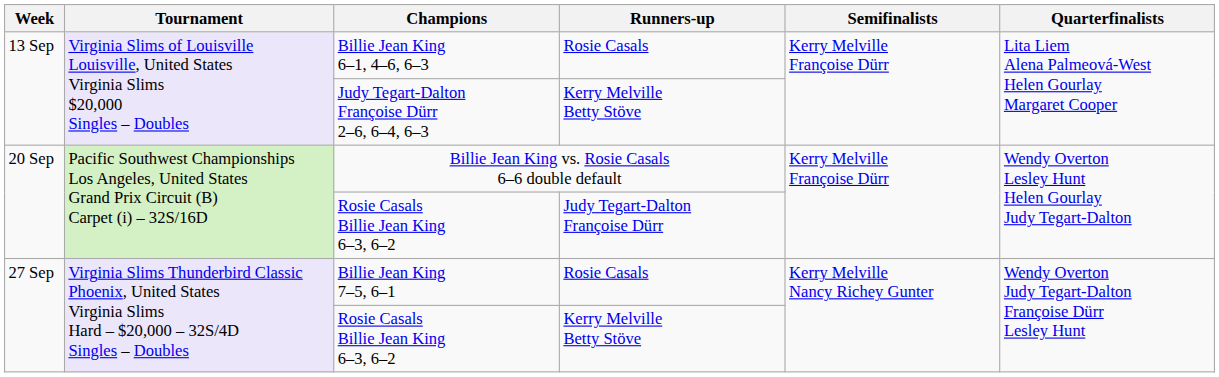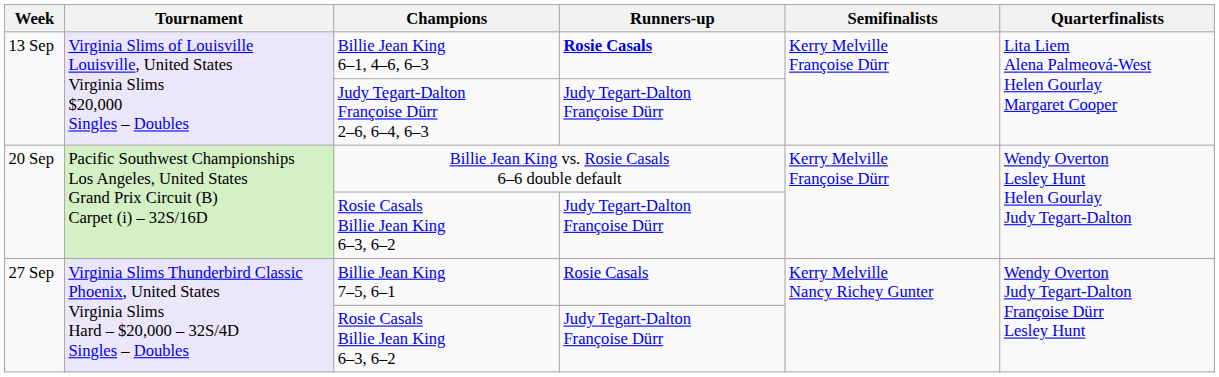(606, 45) normal -> (608, 45) bold
(613, 102) Kerry Melville Betty Stöve -> (627, 102) Judy Tegart-Dalton Françoise Dürr
(613, 329) Kerry Melville Betty Stöve -> (627, 329) Judy Tegart-Dalton Françoise Dürr
